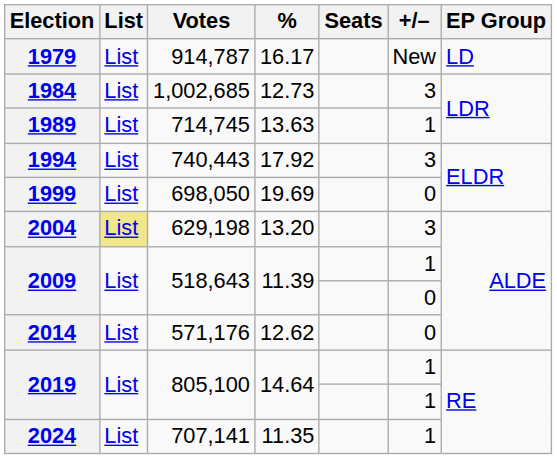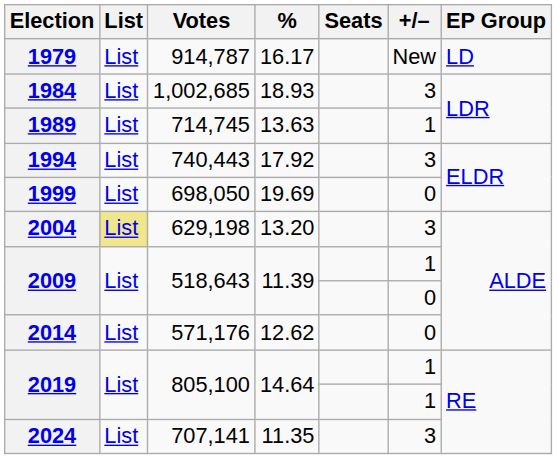(287, 90) 12.73 -> (287, 90) 18.93
(430, 435) 1 -> (430, 435) 3
